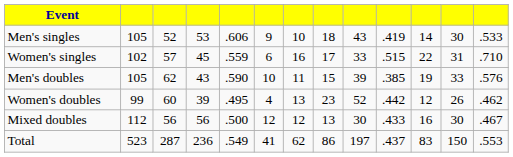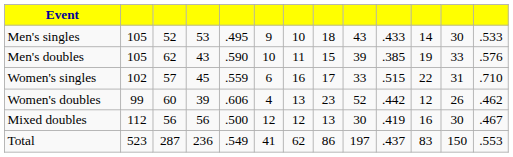(237, 36) .606 -> (237, 36) .495
(394, 36) .419 -> (394, 36) .433
rows swapped: (52, 57) <-> (46, 78)
(237, 99) .495 -> (237, 99) .606
(394, 120) .433 -> (394, 120) .419
